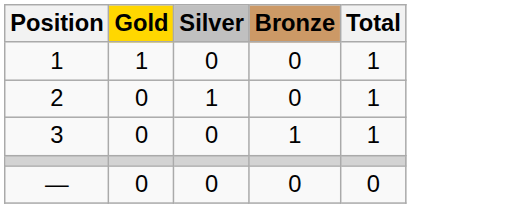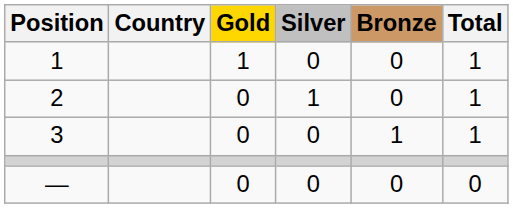+ column: (160, 23)
